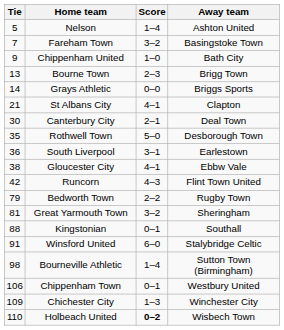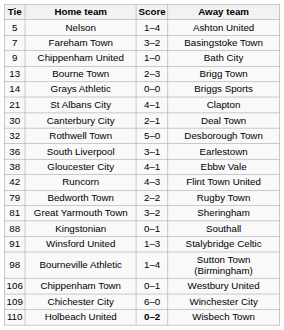(15, 136) 35 -> (15, 136) 32
(152, 244) 6–0 -> (152, 244) 1–3
(152, 301) 1–3 -> (152, 301) 6–0
